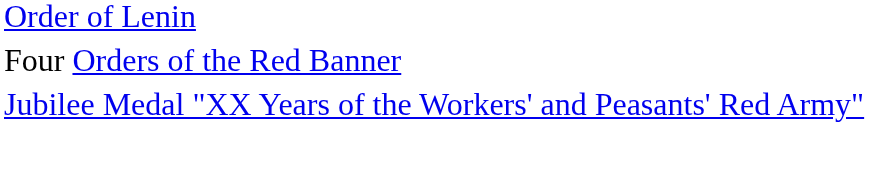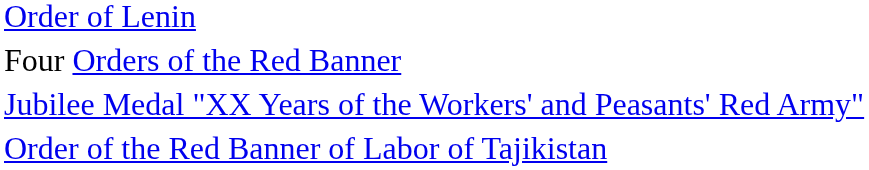+ row: (306, 148)
